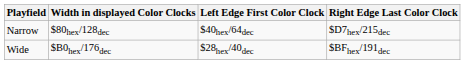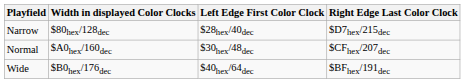(227, 30) $40hex/64dec -> (227, 30) $28hex/40dec
+ row: (23, 49)
(227, 49) $28hex/40dec -> (227, 69) $40hex/64dec
